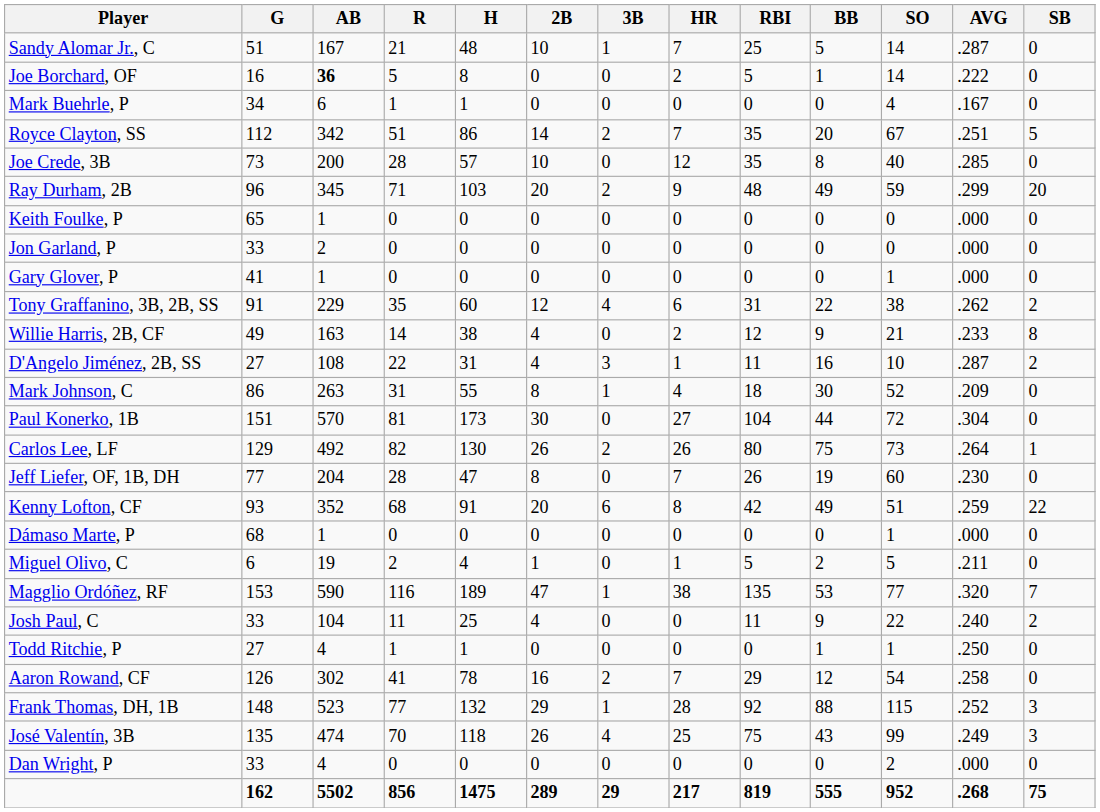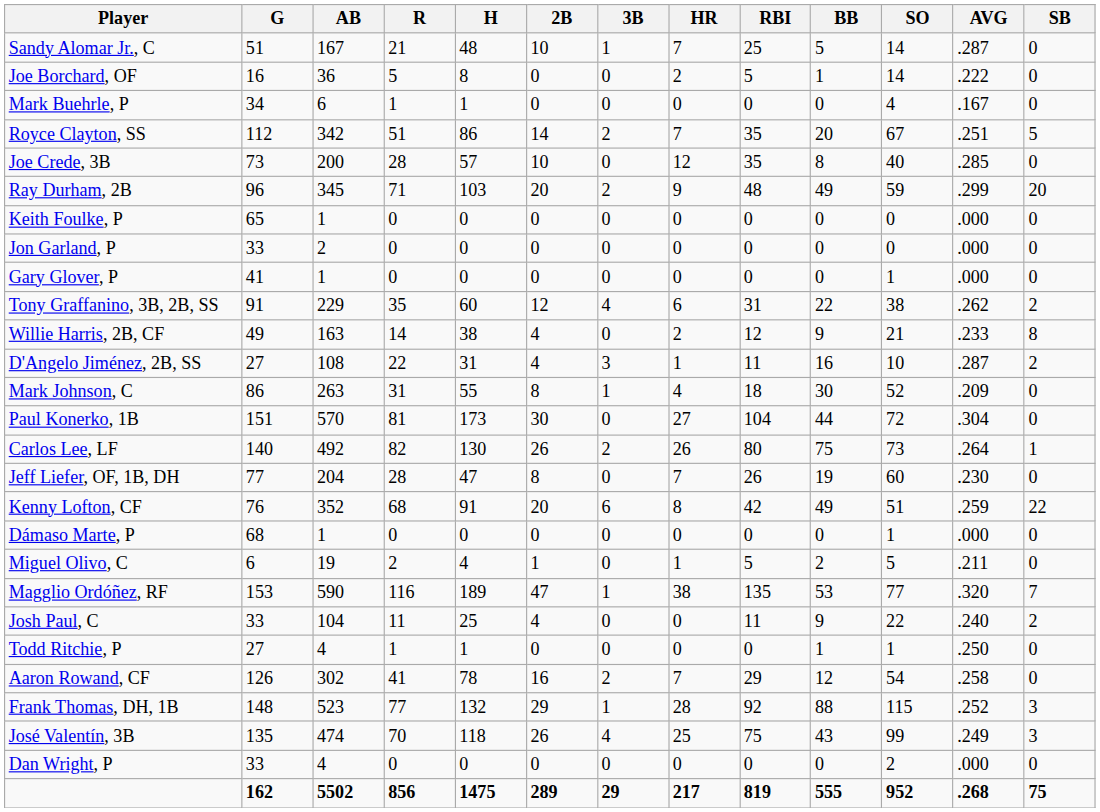(326, 76) bold -> (326, 76) normal
(259, 448) 129 -> (259, 448) 140
(255, 506) 93 -> (255, 506) 76
